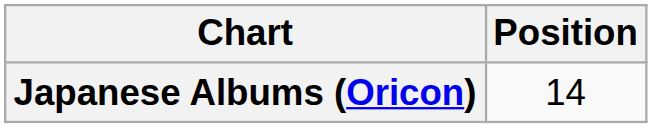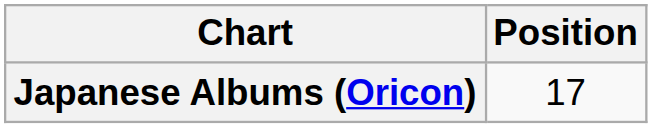(566, 91) 14 -> (566, 91) 17
